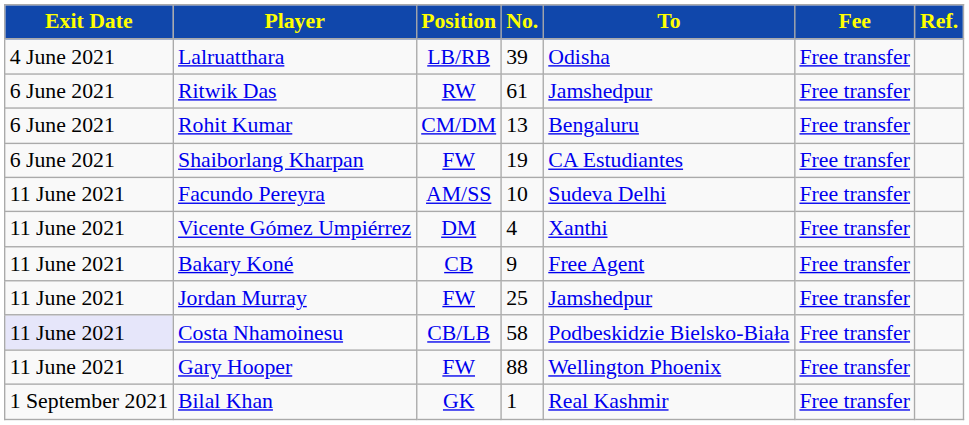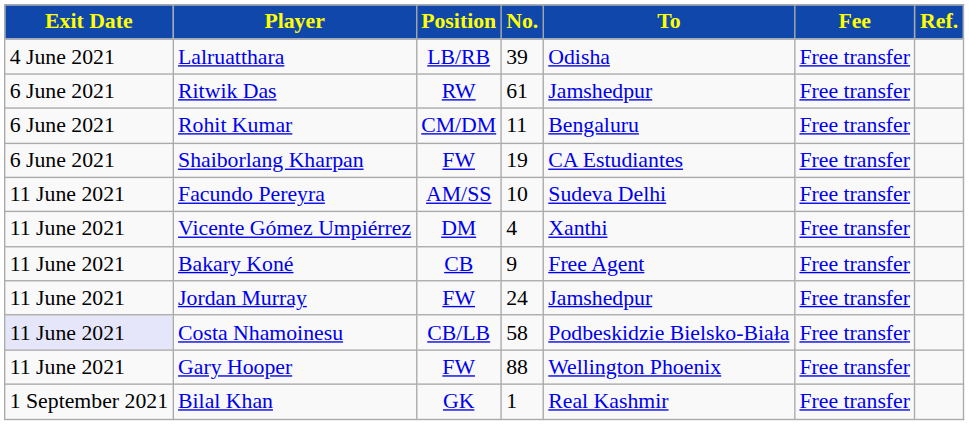(517, 125) 13 -> (517, 125) 11
(517, 297) 25 -> (517, 297) 24
